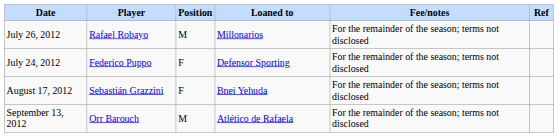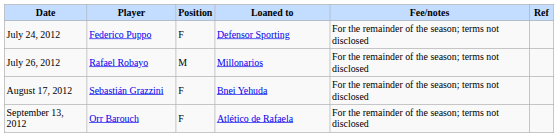rows swapped: (33, 62) <-> (33, 34)
(183, 118) M -> (181, 118) F
